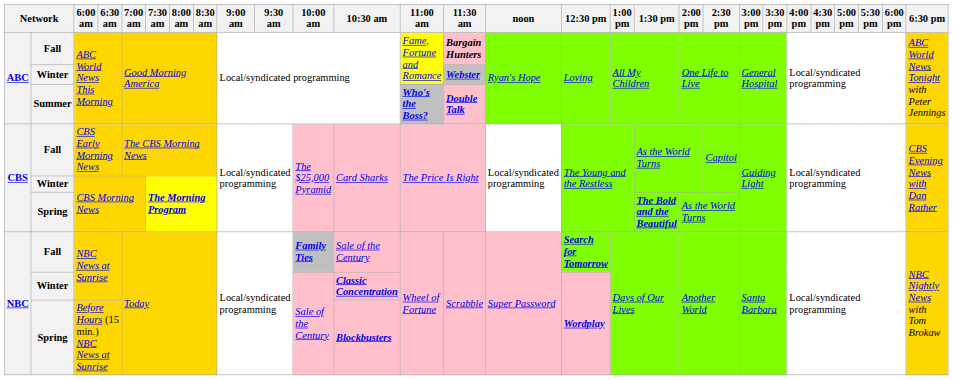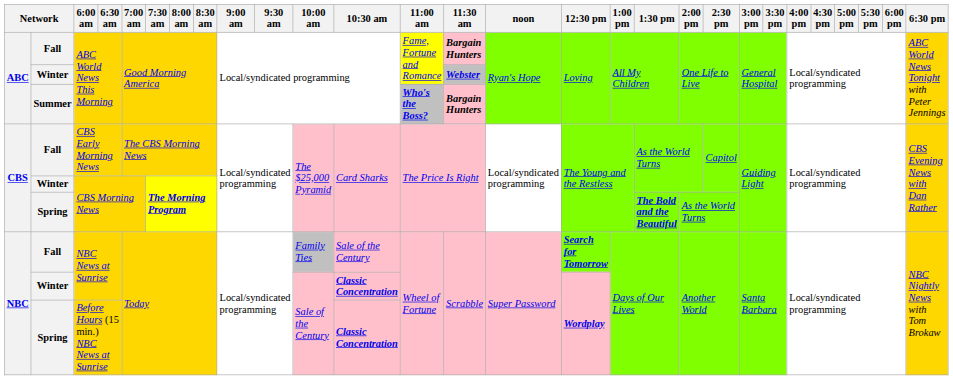(462, 104) Double Talk -> (464, 104) Bargain Hunters
(311, 252) bold -> (310, 252) normal
(364, 337) Blockbusters -> (367, 337) Classic Concentration
